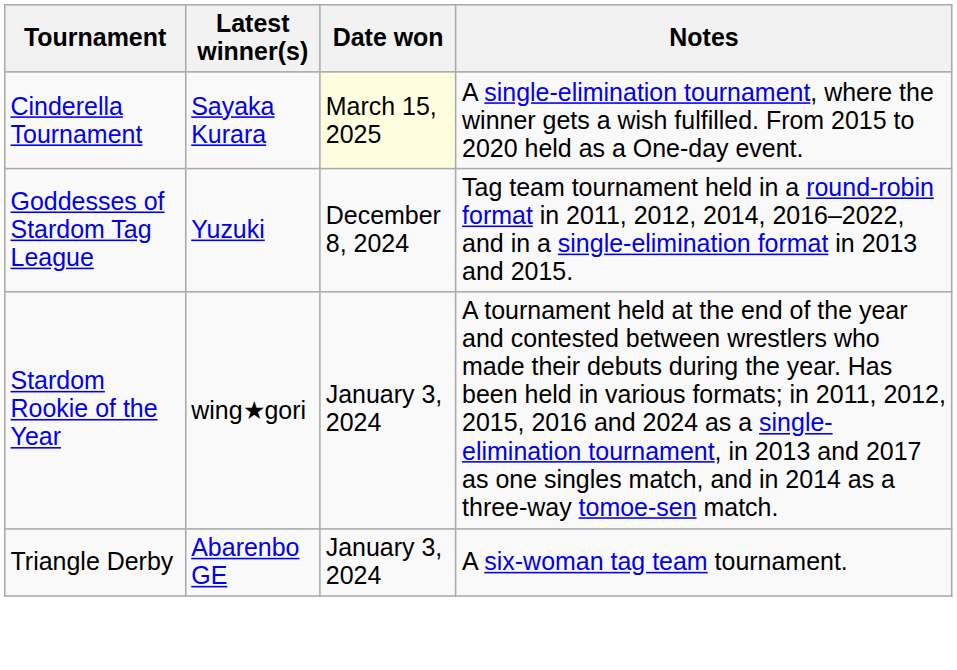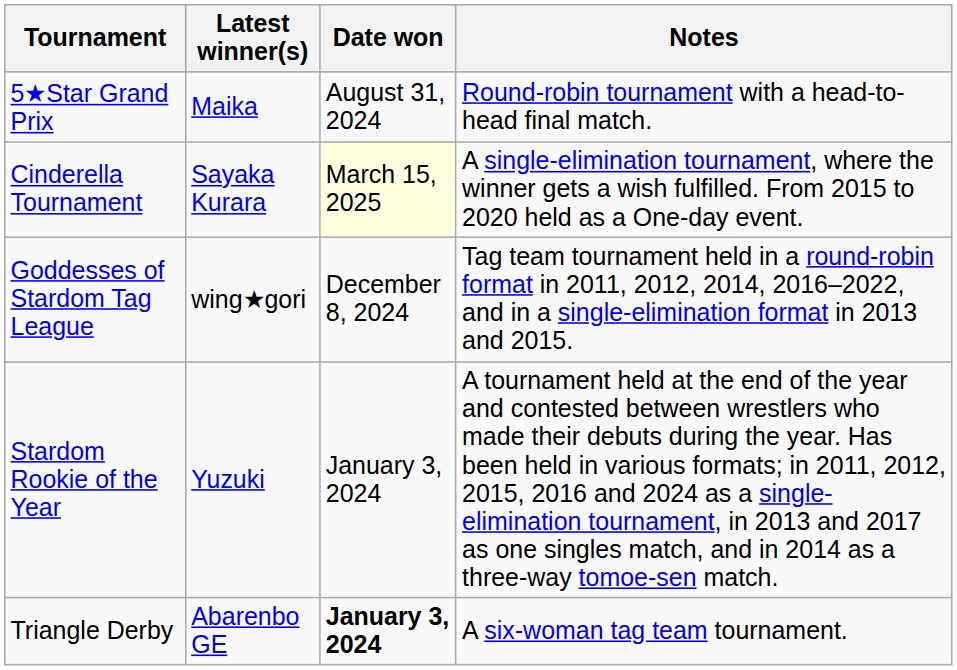+ row: (89, 107)
(228, 229) Yuzuki -> (249, 299) wing★gori
(249, 410) wing★gori -> (228, 479) Yuzuki
(384, 561) normal -> (387, 630) bold
